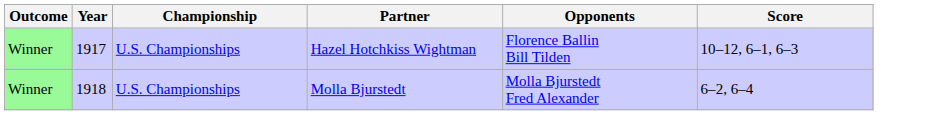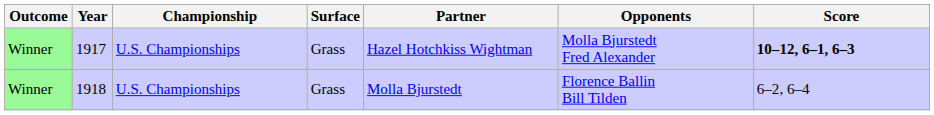+ column: (335, 16)
(552, 48) Florence Ballin Bill Tilden -> (609, 48) Molla Bjurstedt Fred Alexander
(749, 48) normal -> (806, 48) bold
(553, 89) Molla Bjurstedt Fred Alexander -> (608, 89) Florence Ballin Bill Tilden
